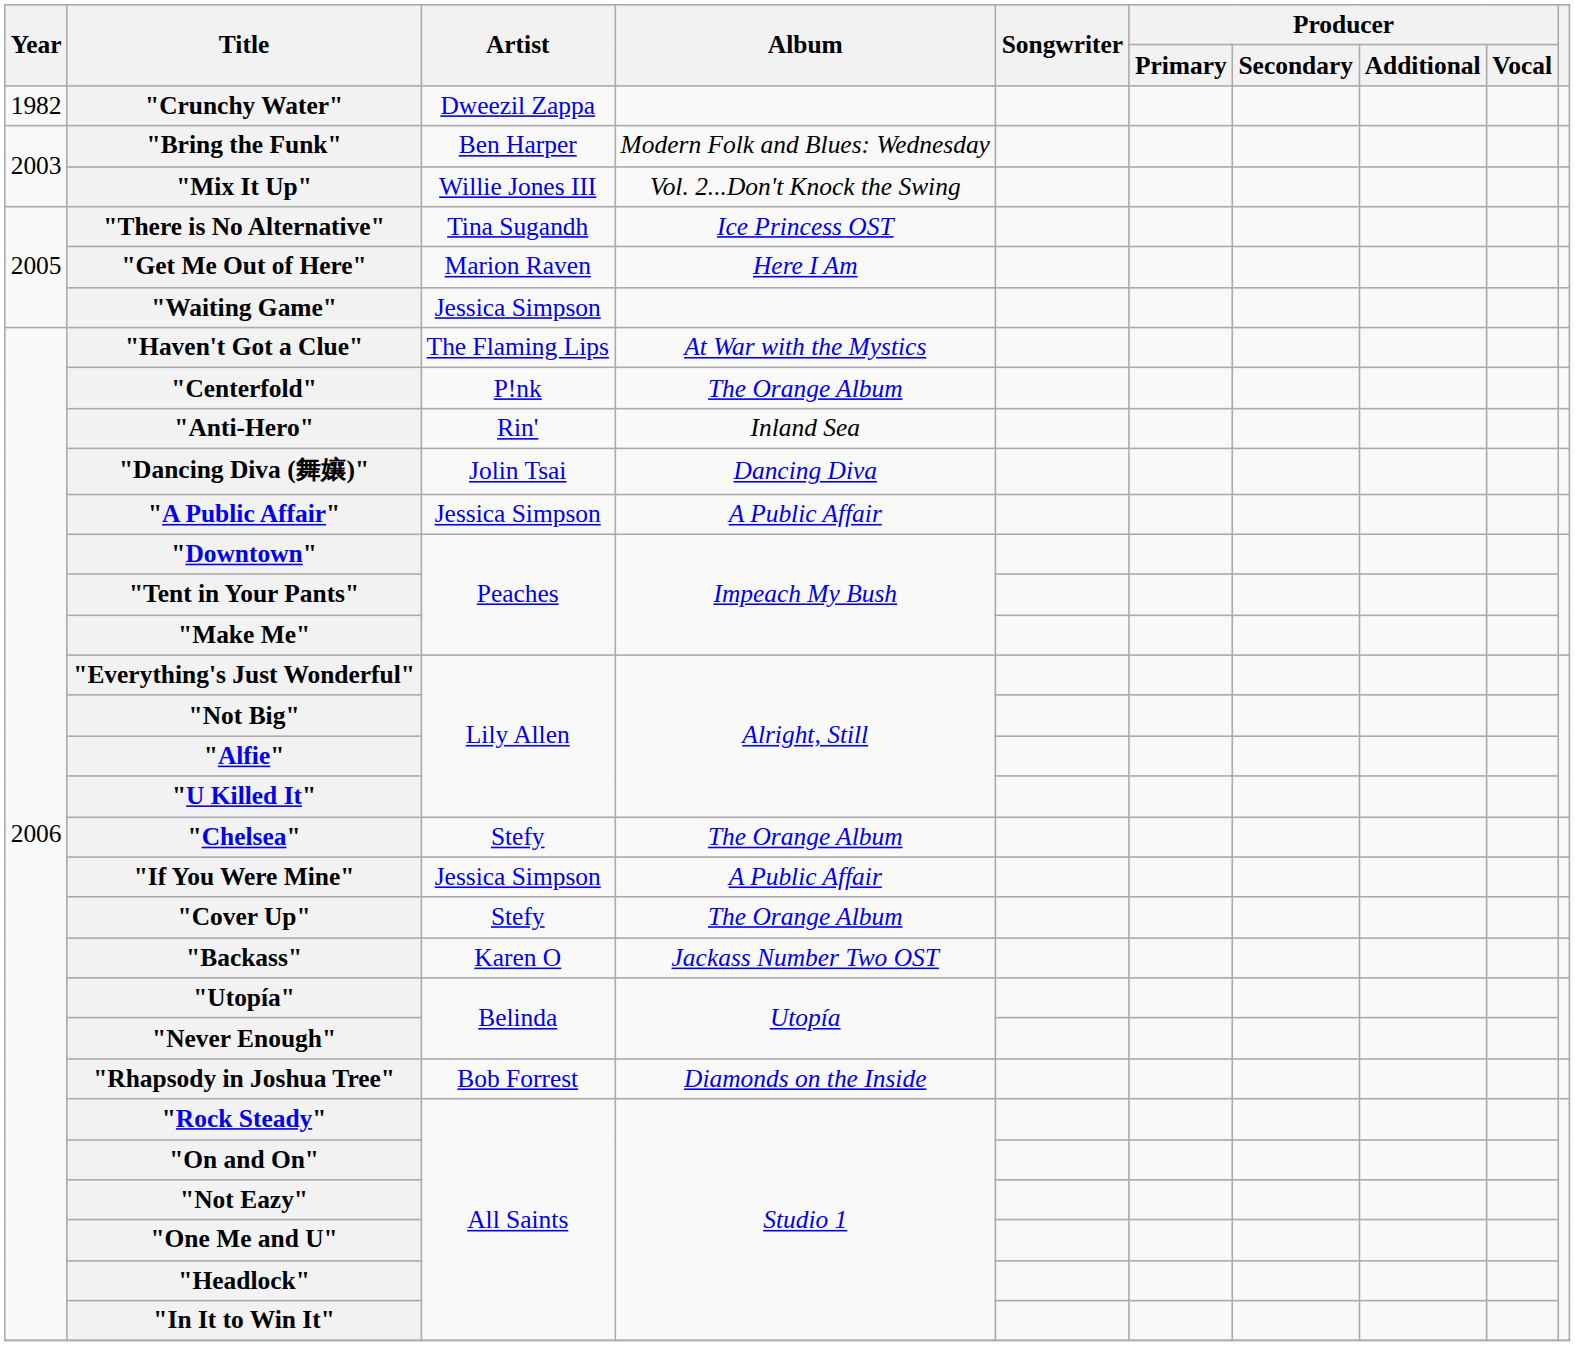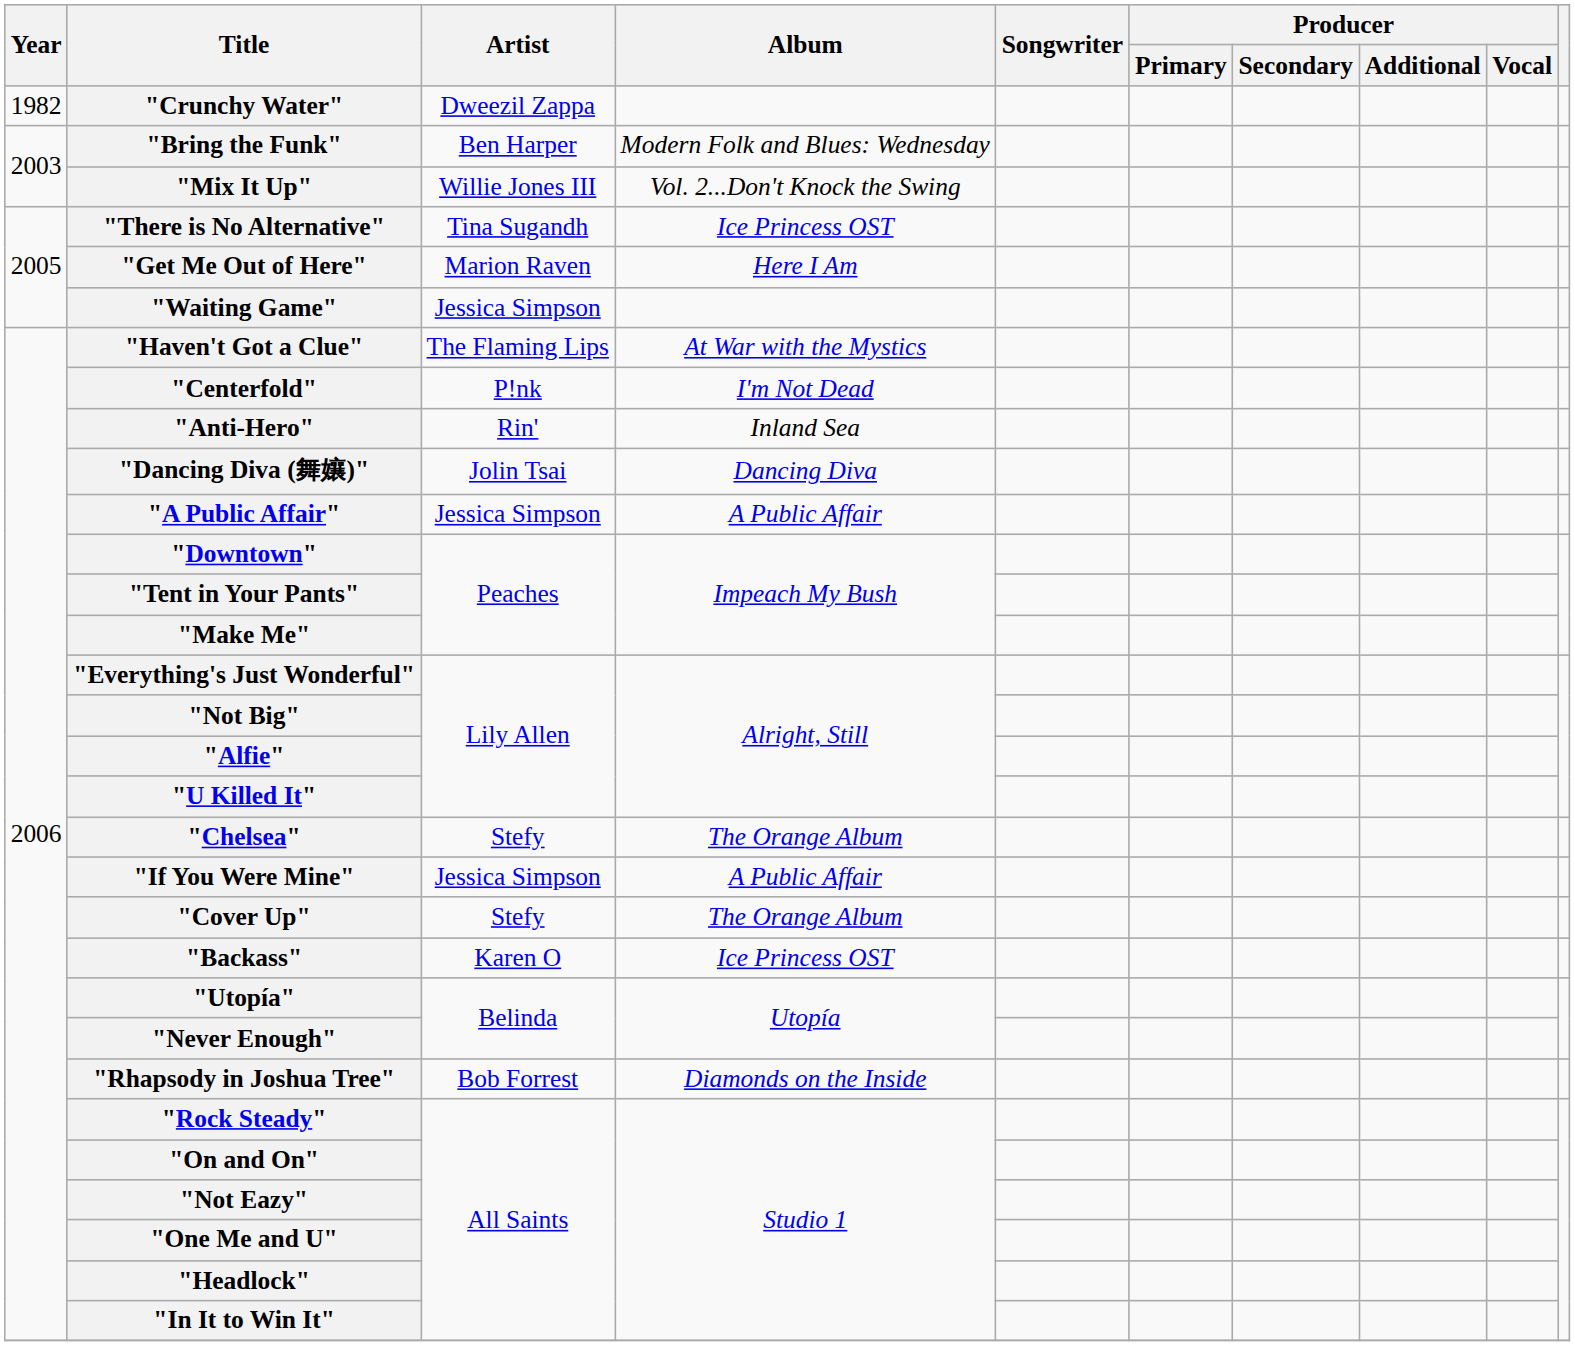(805, 387) The Orange Album -> (805, 387) I'm Not Dead
(805, 957) Jackass Number Two OST -> (805, 957) Ice Princess OST
